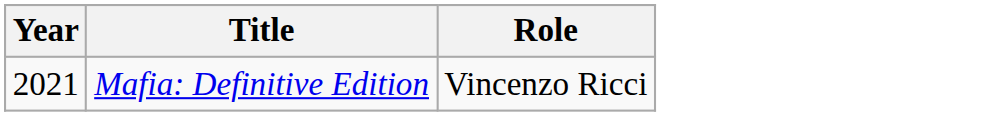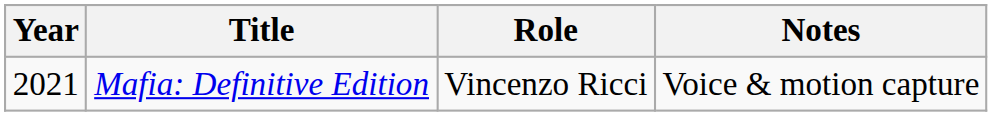+ column: (821, 30)
